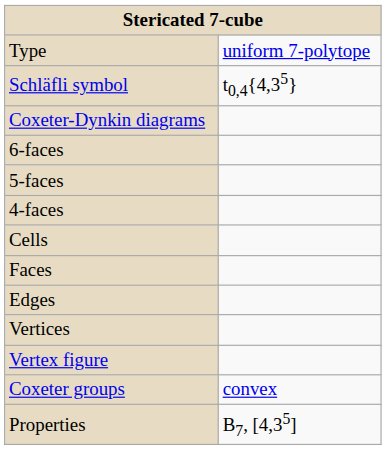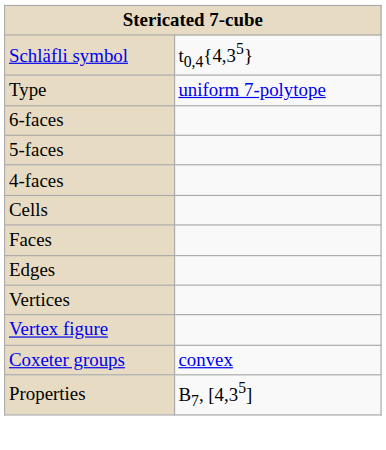rows swapped: (28, 50) <-> (69, 85)
- row: (107, 120)
